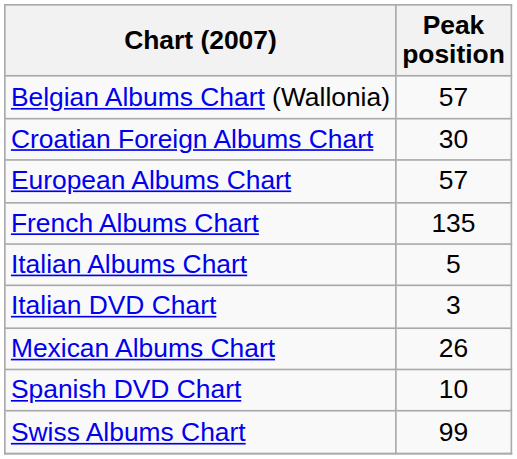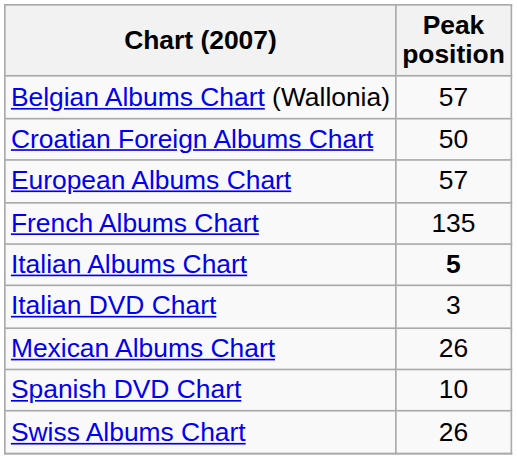(453, 138) 30 -> (453, 138) 50
(453, 264) normal -> (453, 264) bold
(453, 431) 99 -> (453, 431) 26
